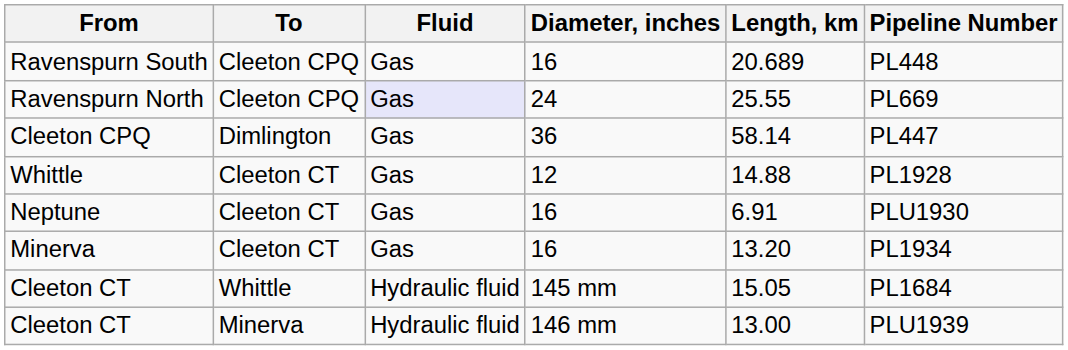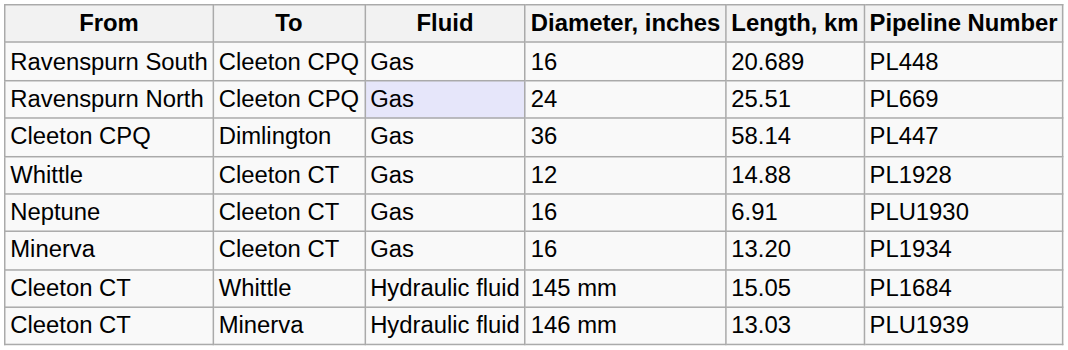(761, 99) 25.55 -> (761, 99) 25.51
(761, 325) 13.00 -> (761, 325) 13.03
